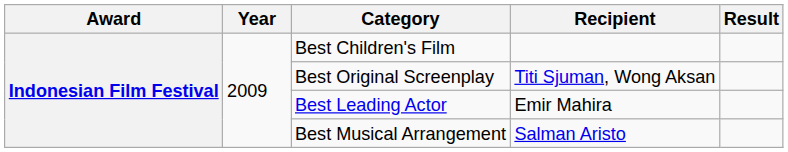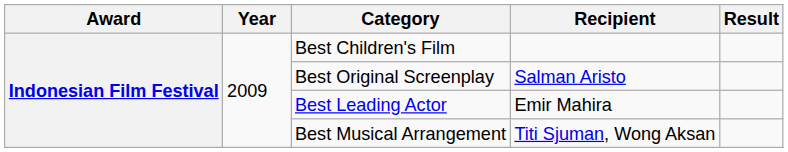(615, 76) Titi Sjuman, Wong Aksan -> (570, 76) Salman Aristo
(570, 134) Salman Aristo -> (615, 134) Titi Sjuman, Wong Aksan
